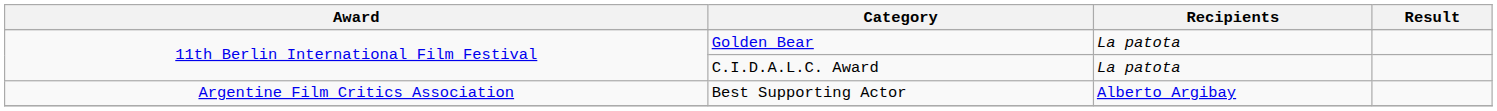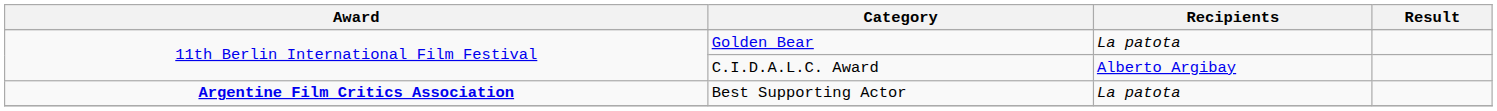(1139, 68) La patota -> (1167, 68) Alberto Argibay
(356, 93) normal -> (356, 93) bold
(1167, 93) Alberto Argibay -> (1139, 93) La patota
